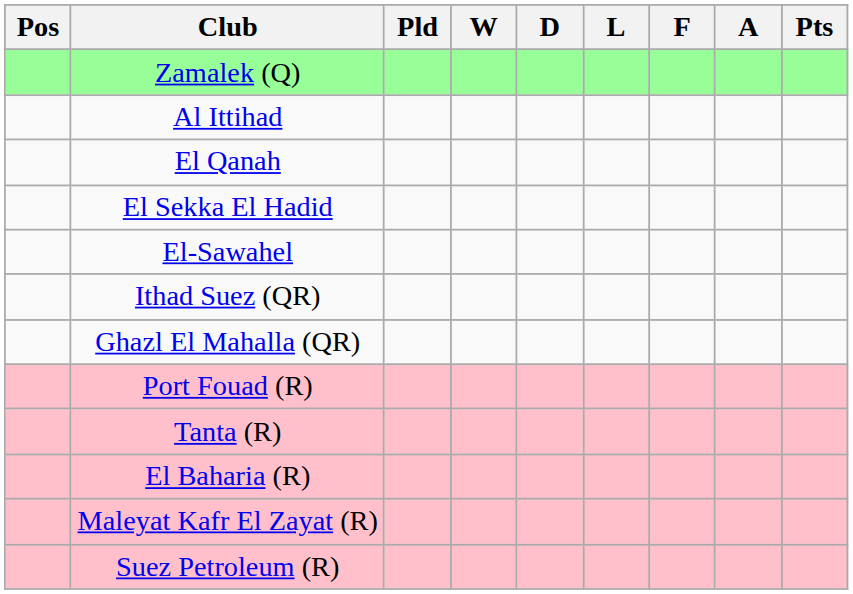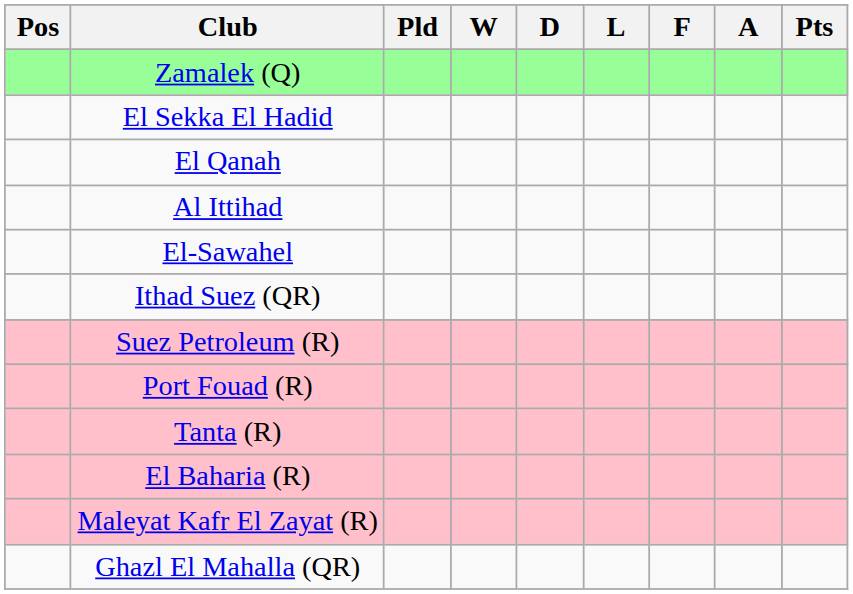rows swapped: (228, 116) <-> (228, 206)
rows swapped: (228, 341) <-> (228, 565)
